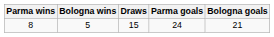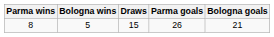(177, 26) 24 -> (177, 26) 26
